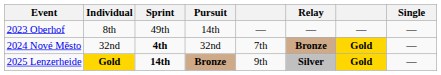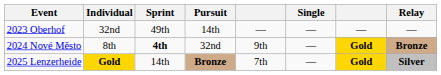columns swapped: (311, 12) <-> (412, 12)
(109, 29) 8th -> (109, 29) 32nd
(109, 45) 32nd -> (109, 45) 8th
(261, 45) 7th -> (261, 45) 9th
(160, 62) bold -> (160, 62) normal
(261, 62) 9th -> (261, 62) 7th
